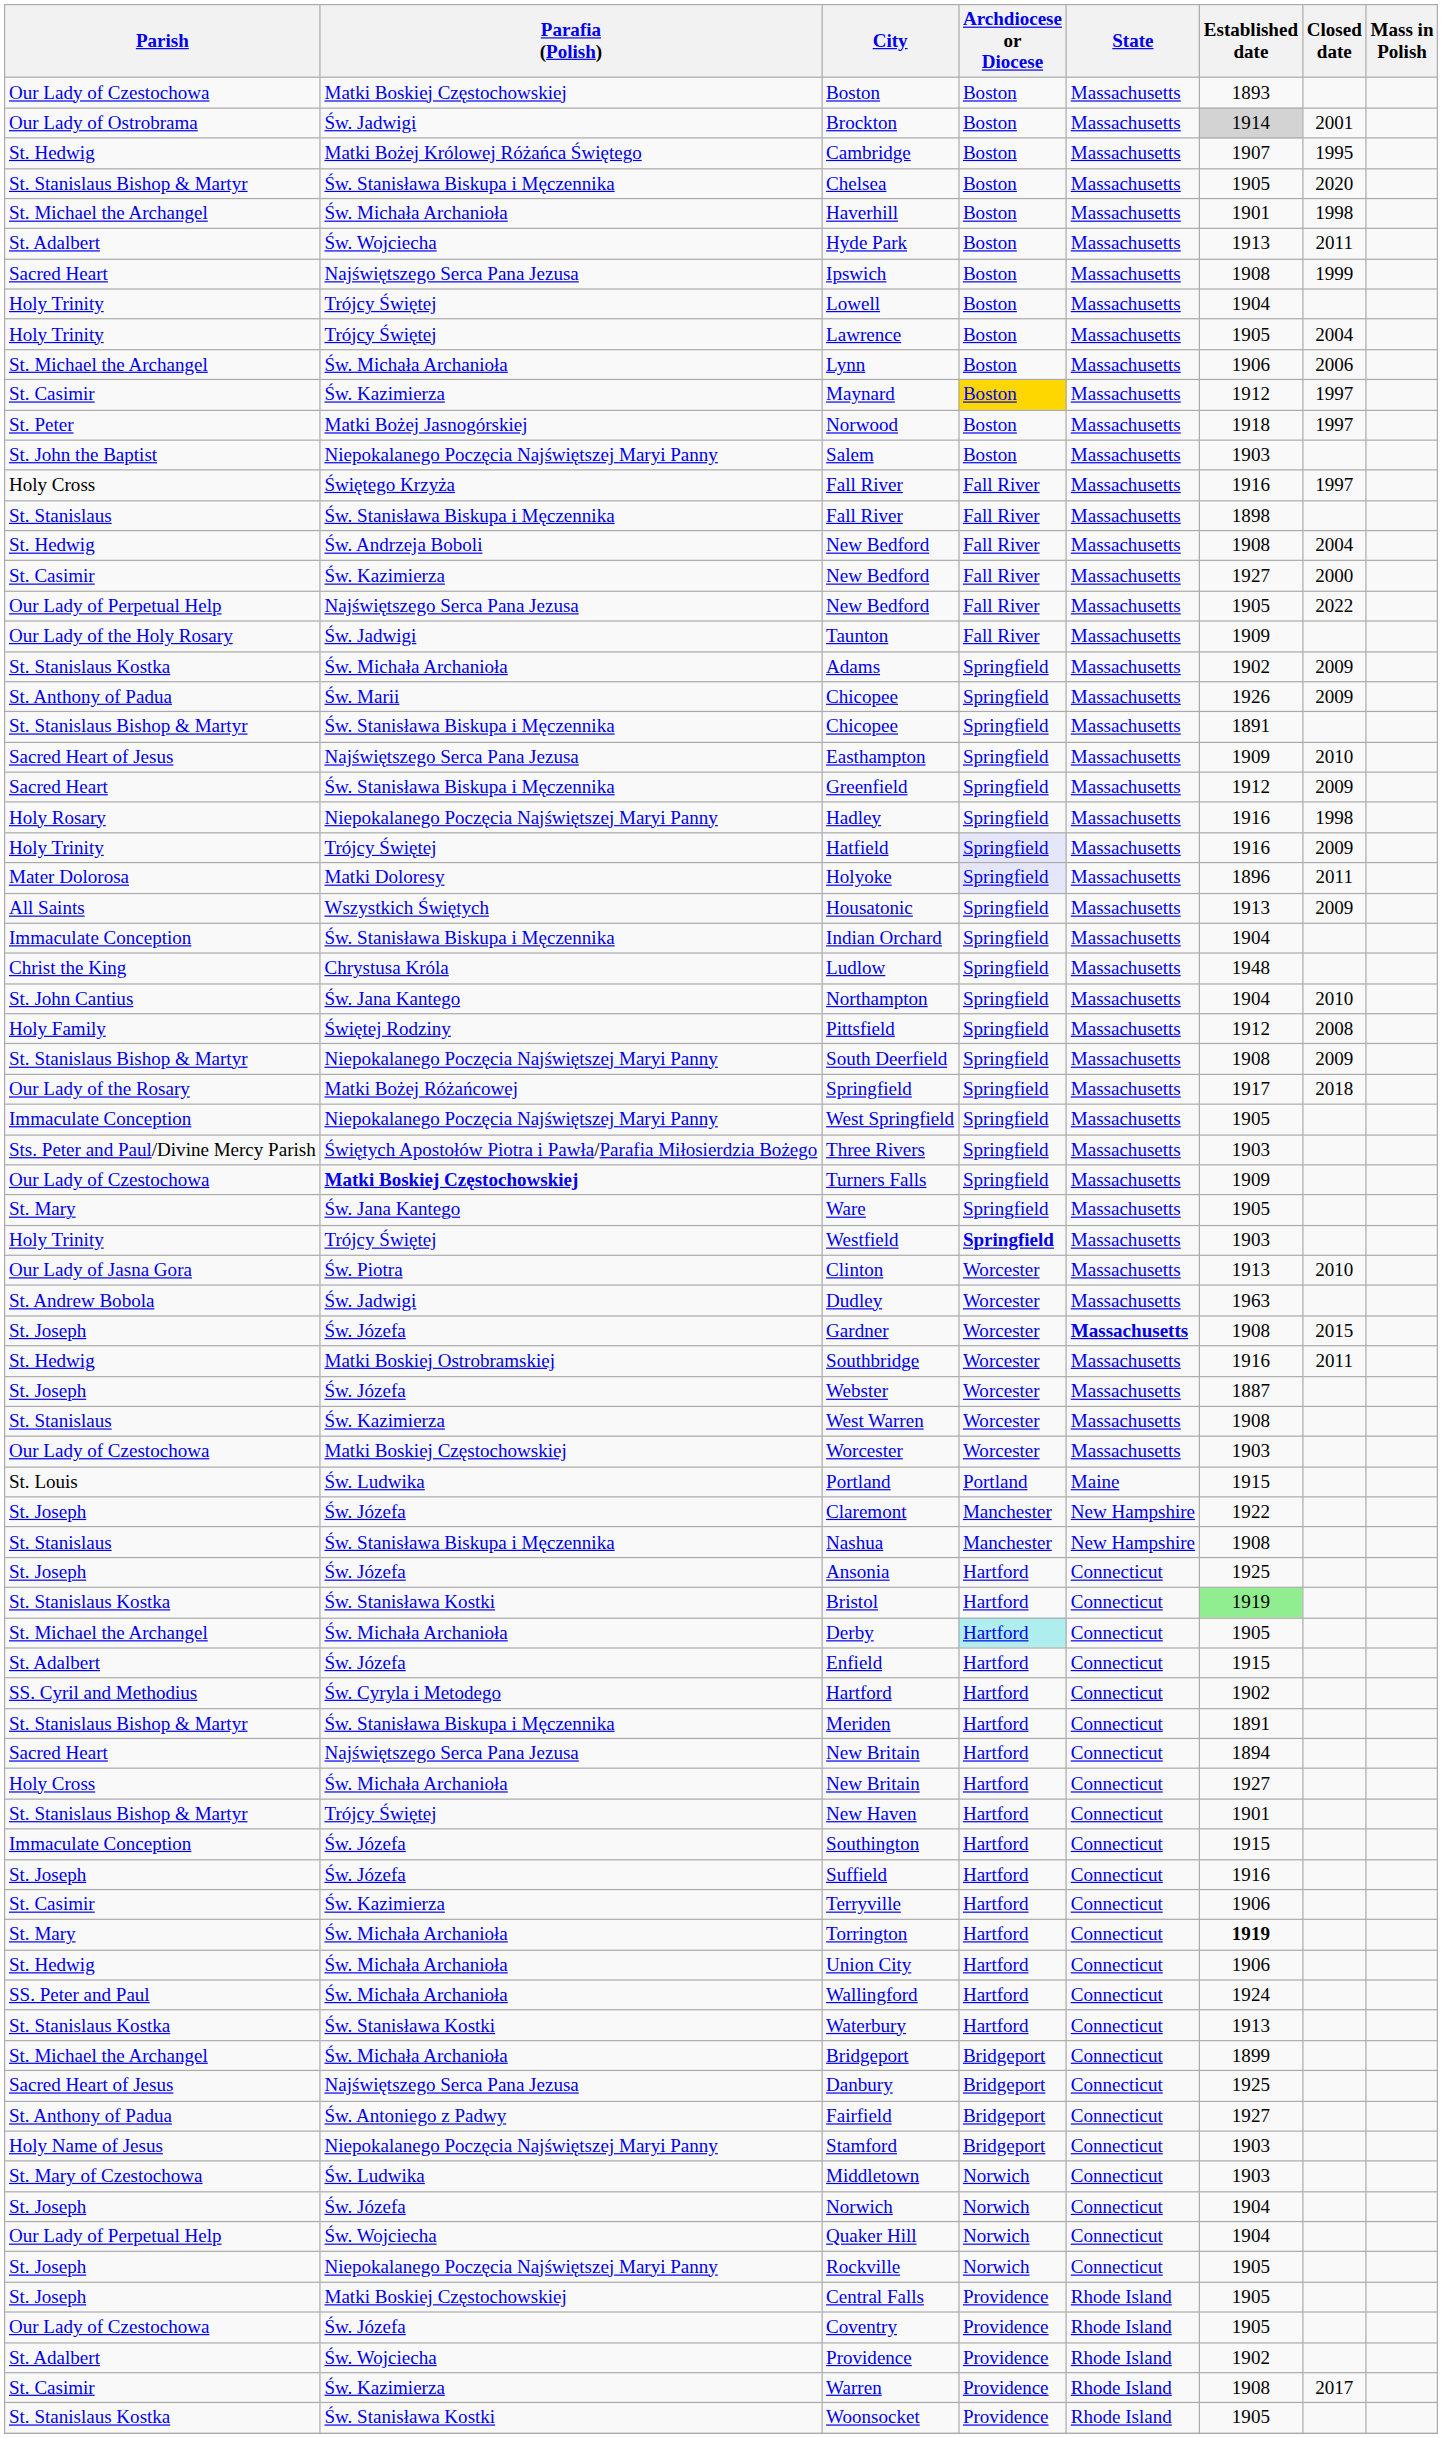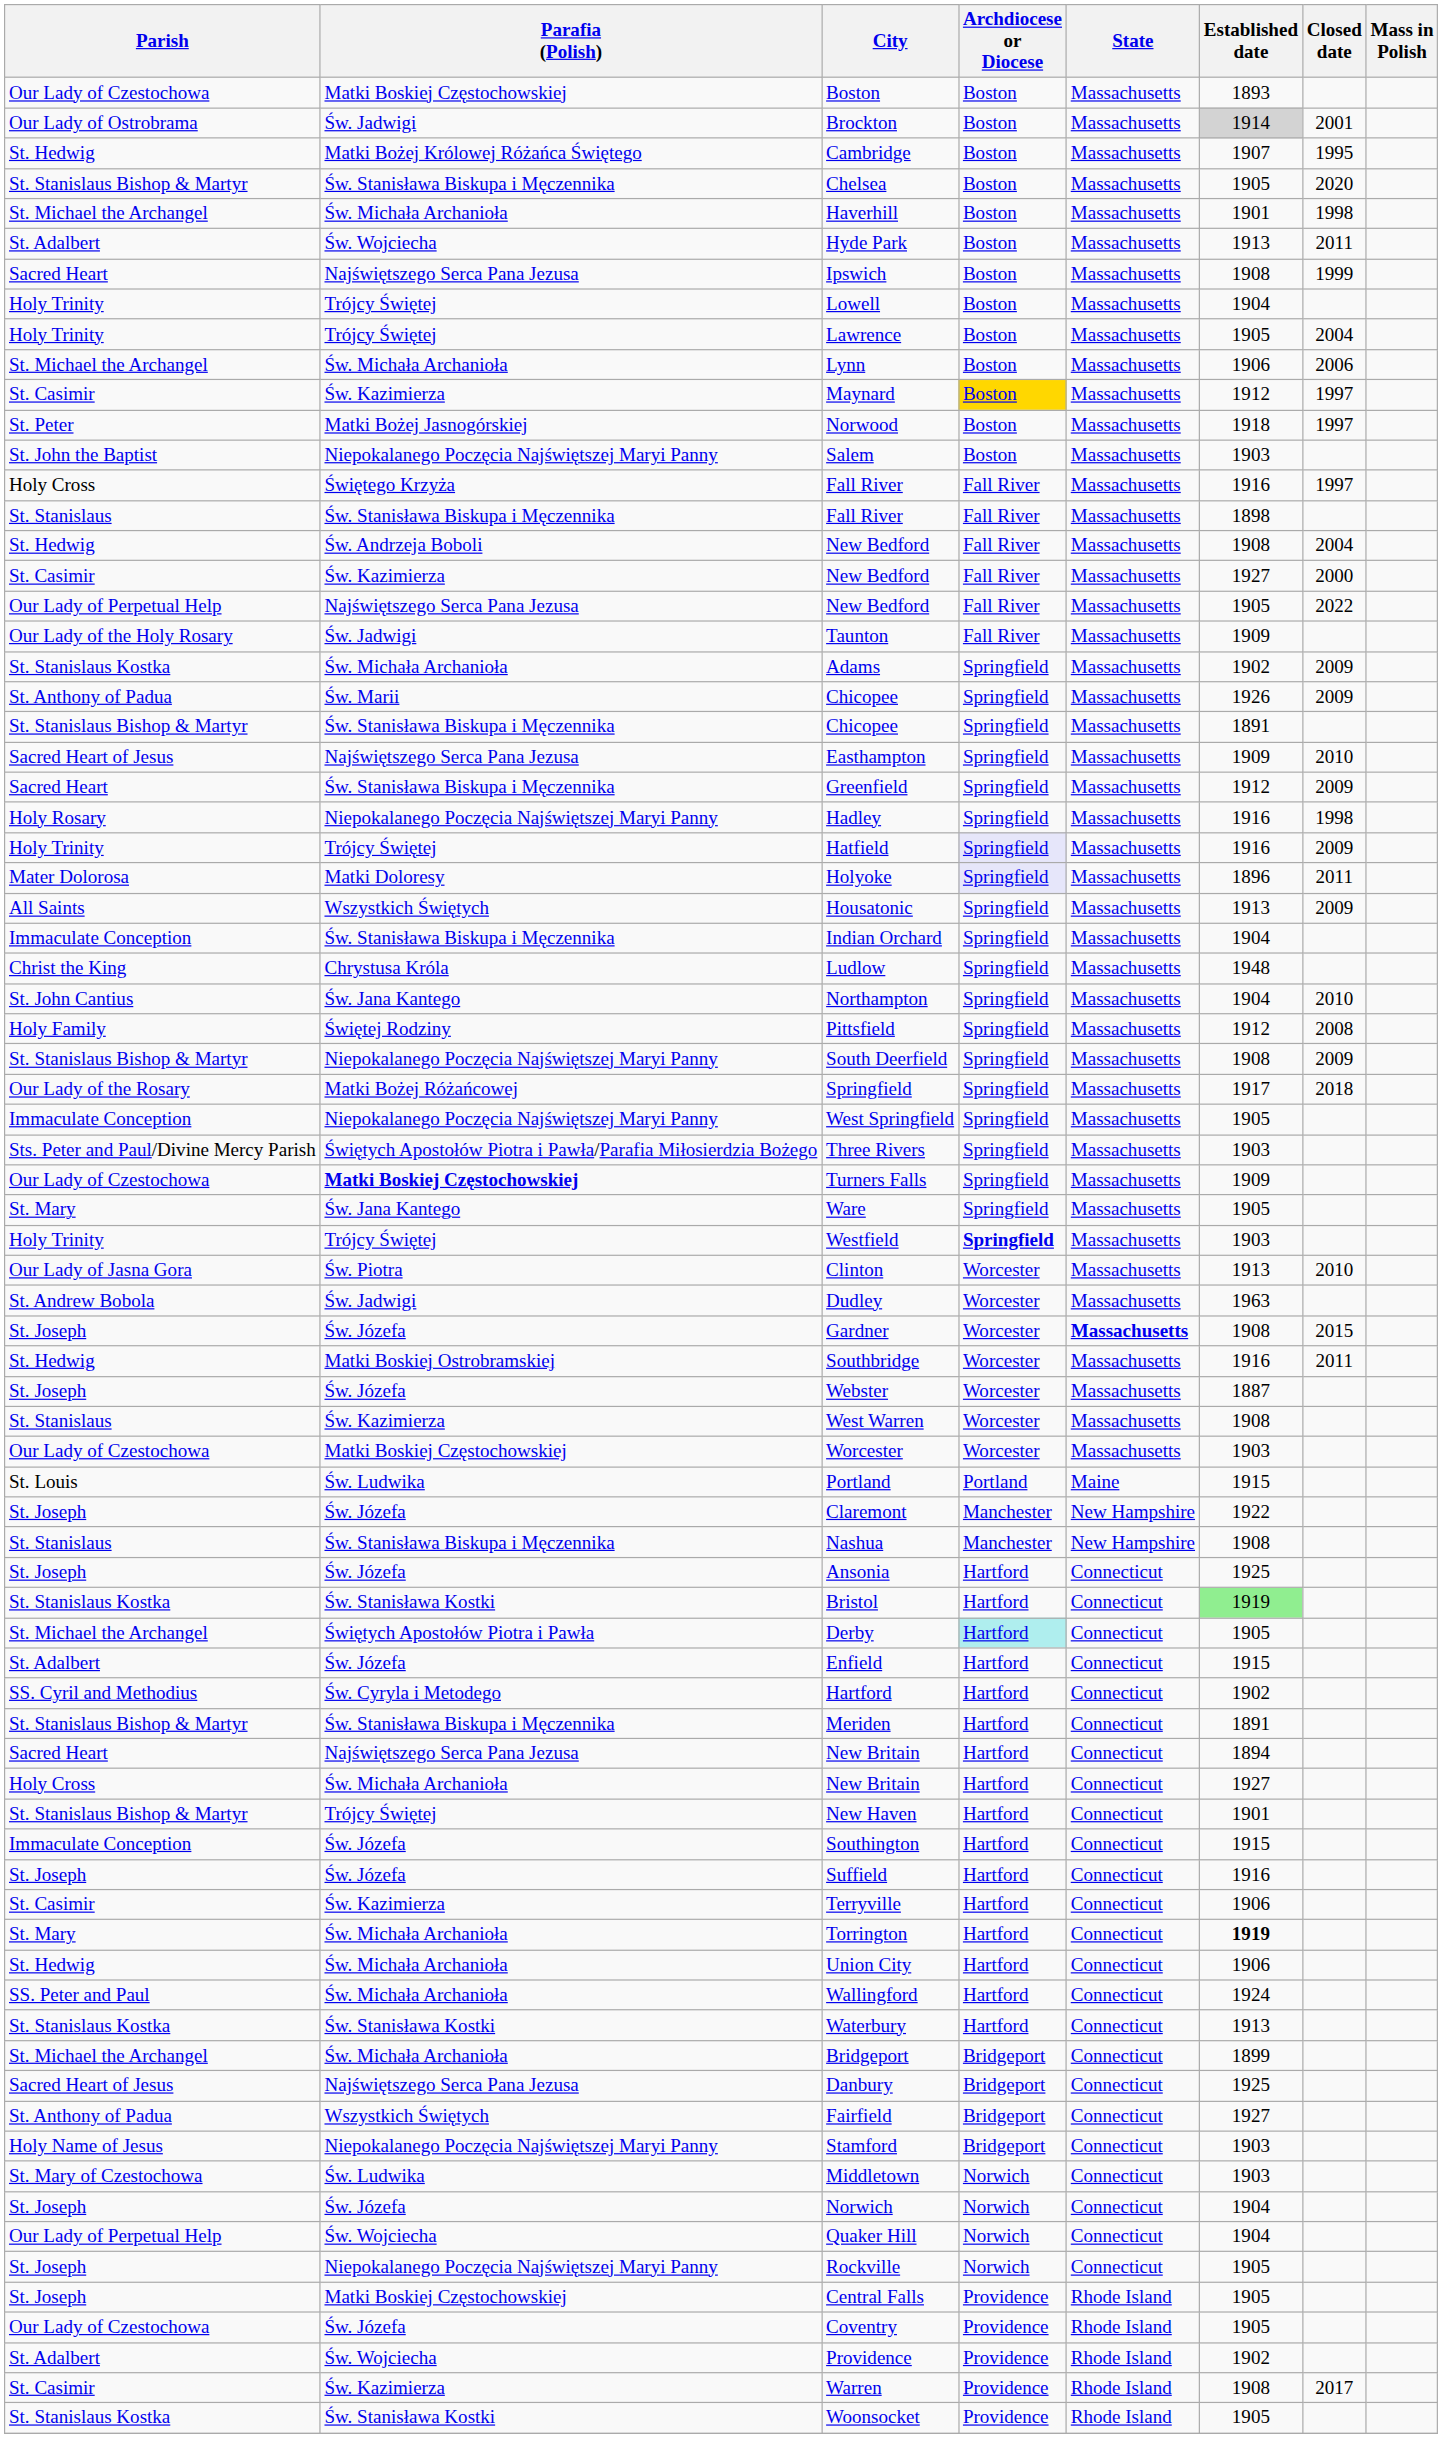(416, 1632) Św. Michała Archanioła -> (459, 1632) Świętych Apostołów Piotra i Pawła
(415, 2115) Św. Antoniego z Padwy -> (407, 2115) Wszystkich Świętych
